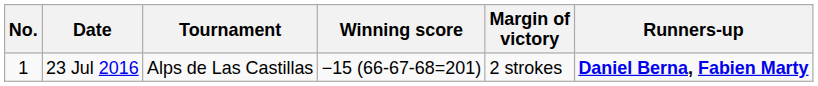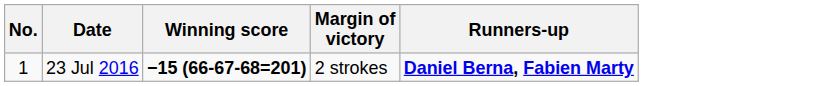- column: (230, 29)
(401, 67) normal -> (227, 67) bold
